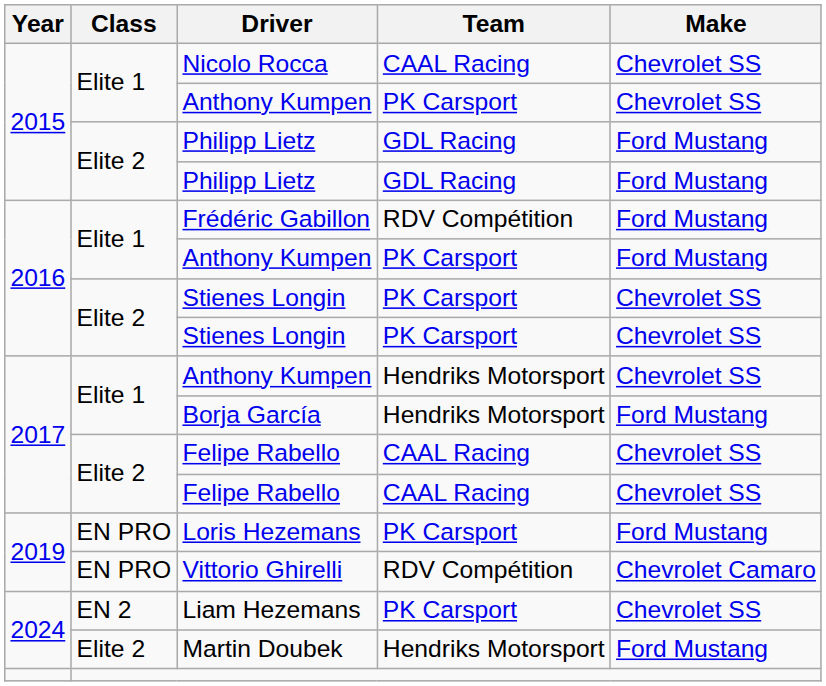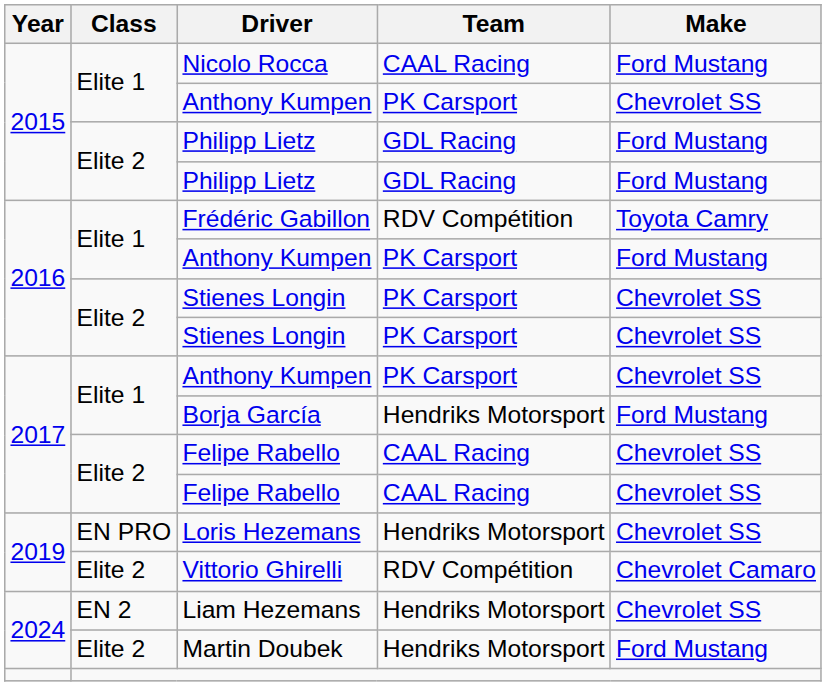(689, 63) Chevrolet SS -> (692, 63) Ford Mustang
(692, 219) Ford Mustang -> (692, 219) Toyota Camry
(494, 375) Hendriks Motorsport -> (450, 375) PK Carsport
(450, 532) PK Carsport -> (494, 532) Hendriks Motorsport
(692, 532) Ford Mustang -> (689, 532) Chevrolet SS
(124, 571) EN PRO -> (111, 571) Elite 2
(450, 610) PK Carsport -> (494, 610) Hendriks Motorsport
